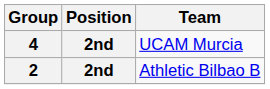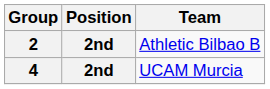rows swapped: (33, 70) <-> (33, 44)
